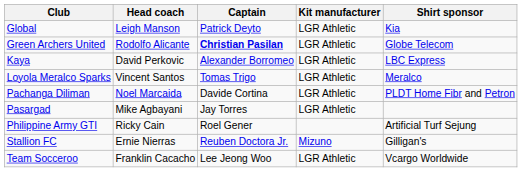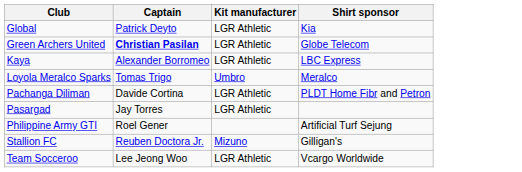- column: (155, 12)
(327, 77) LGR Athletic -> (230, 77) Umbro
